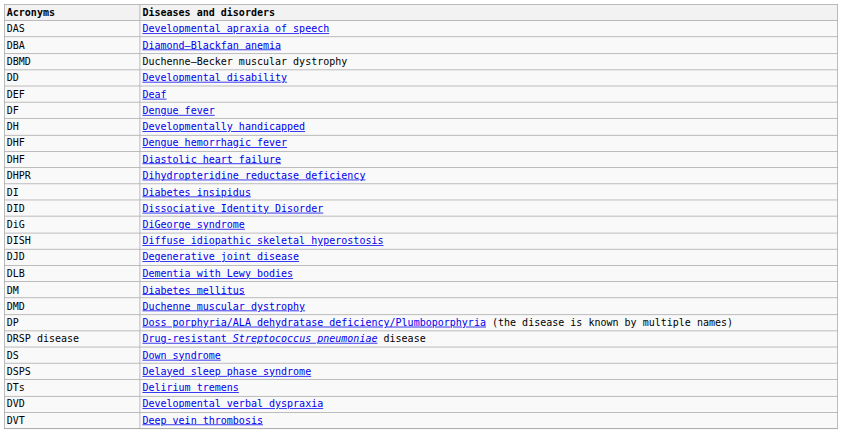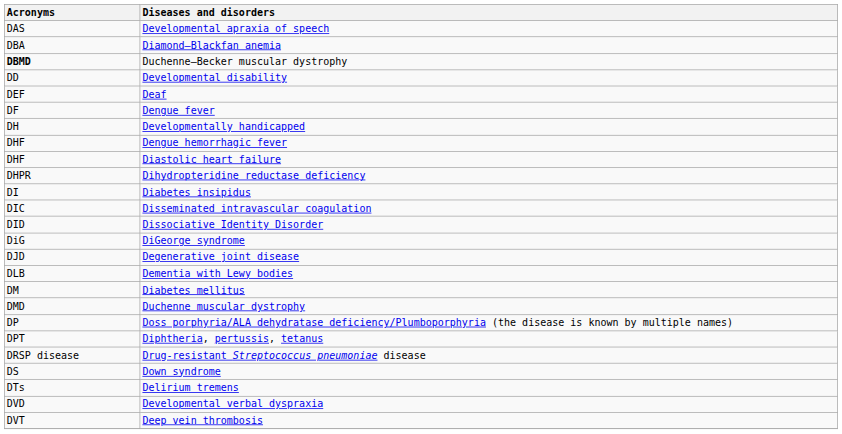(19, 61) normal -> (19, 61) bold
+ row: (257, 208)
- row: (263, 241)
+ row: (233, 339)
- row: (227, 371)
